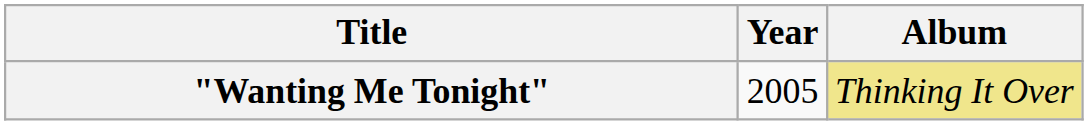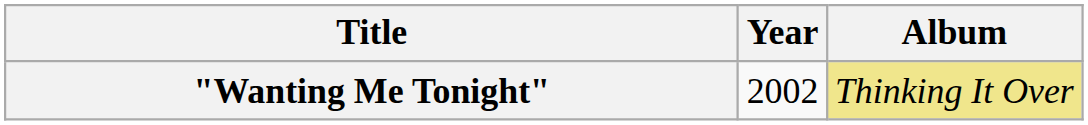(783, 89) 2005 -> (783, 89) 2002
